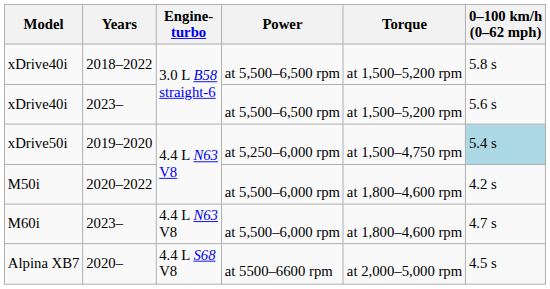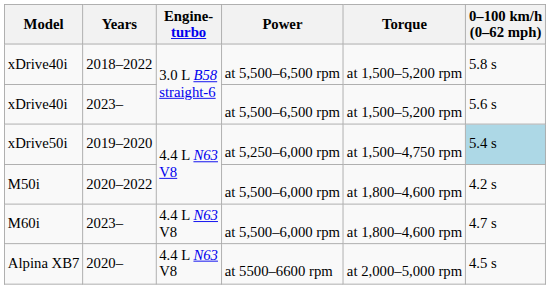(187, 263) 4.4 L S68 V8 -> (189, 263) 4.4 L N63 V8
